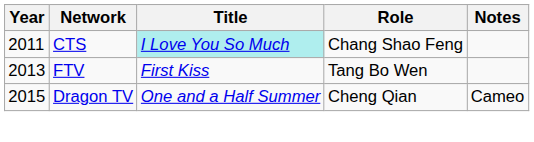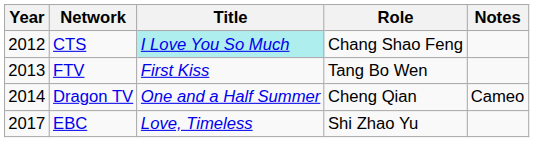(26, 44) 2011 -> (27, 44) 2012
(27, 96) 2015 -> (27, 96) 2014
+ row: (70, 123)
